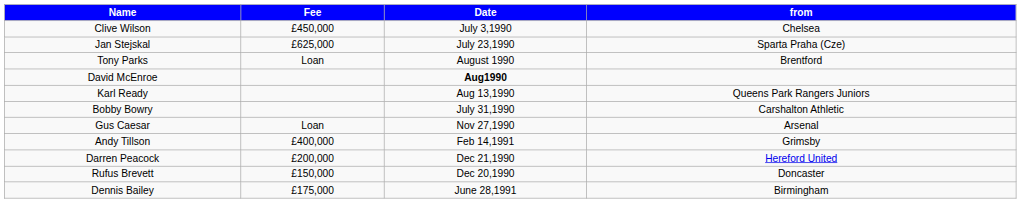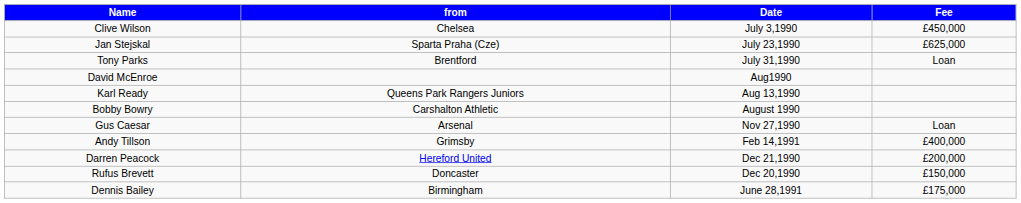columns swapped: (801, 13) <-> (313, 13)
(486, 61) August 1990 -> (771, 61) July 31,1990
(486, 77) bold -> (771, 77) normal
(486, 110) July 31,1990 -> (771, 110) August 1990
